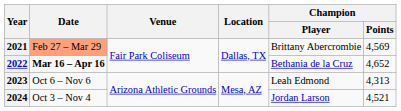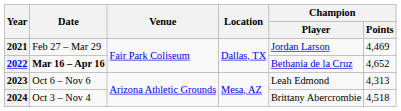(67, 47) lightsalmon background -> (67, 47) no background
(316, 47) Brittany Abercrombie -> (300, 47) Jordan Larson
(378, 47) 4,569 -> (378, 47) 4,469
(300, 98) Jordan Larson -> (316, 98) Brittany Abercrombie
(378, 98) 4,521 -> (378, 98) 4,518
